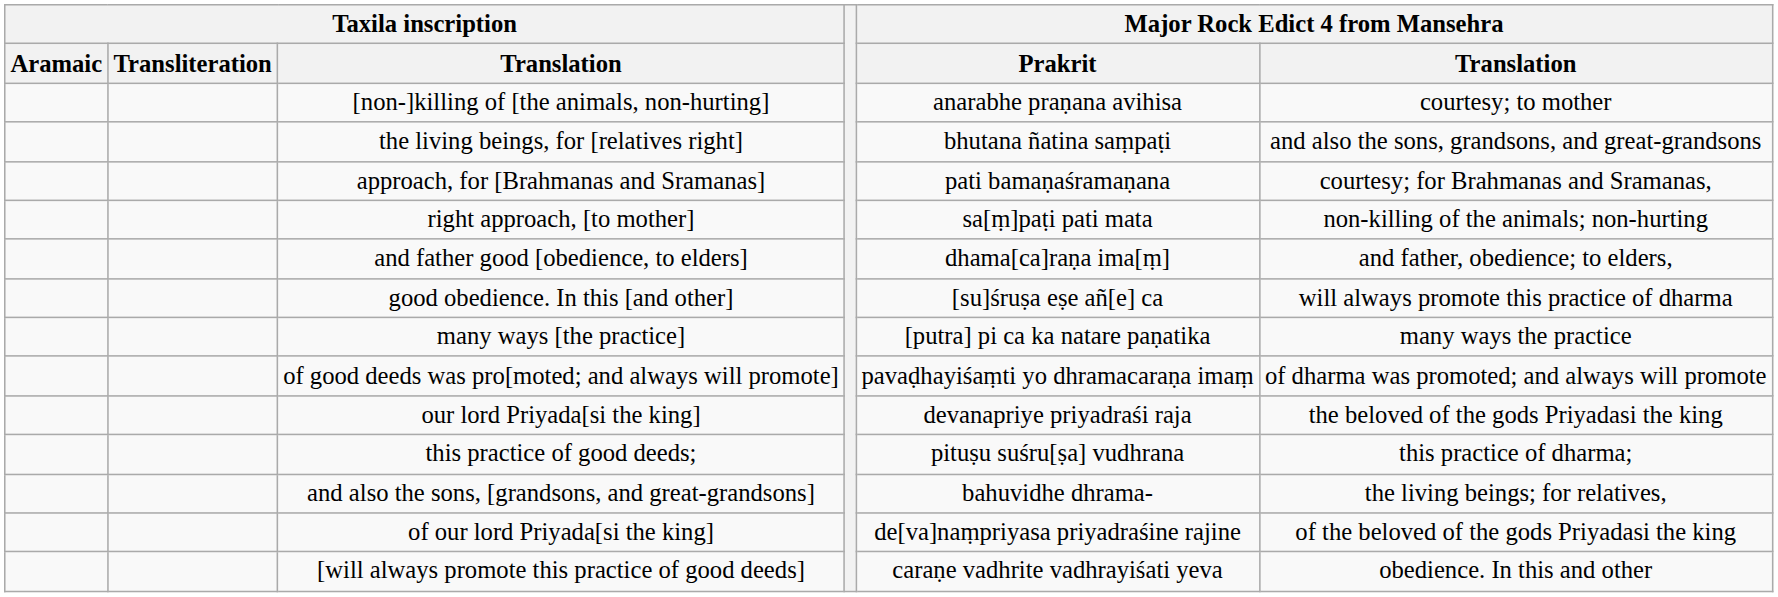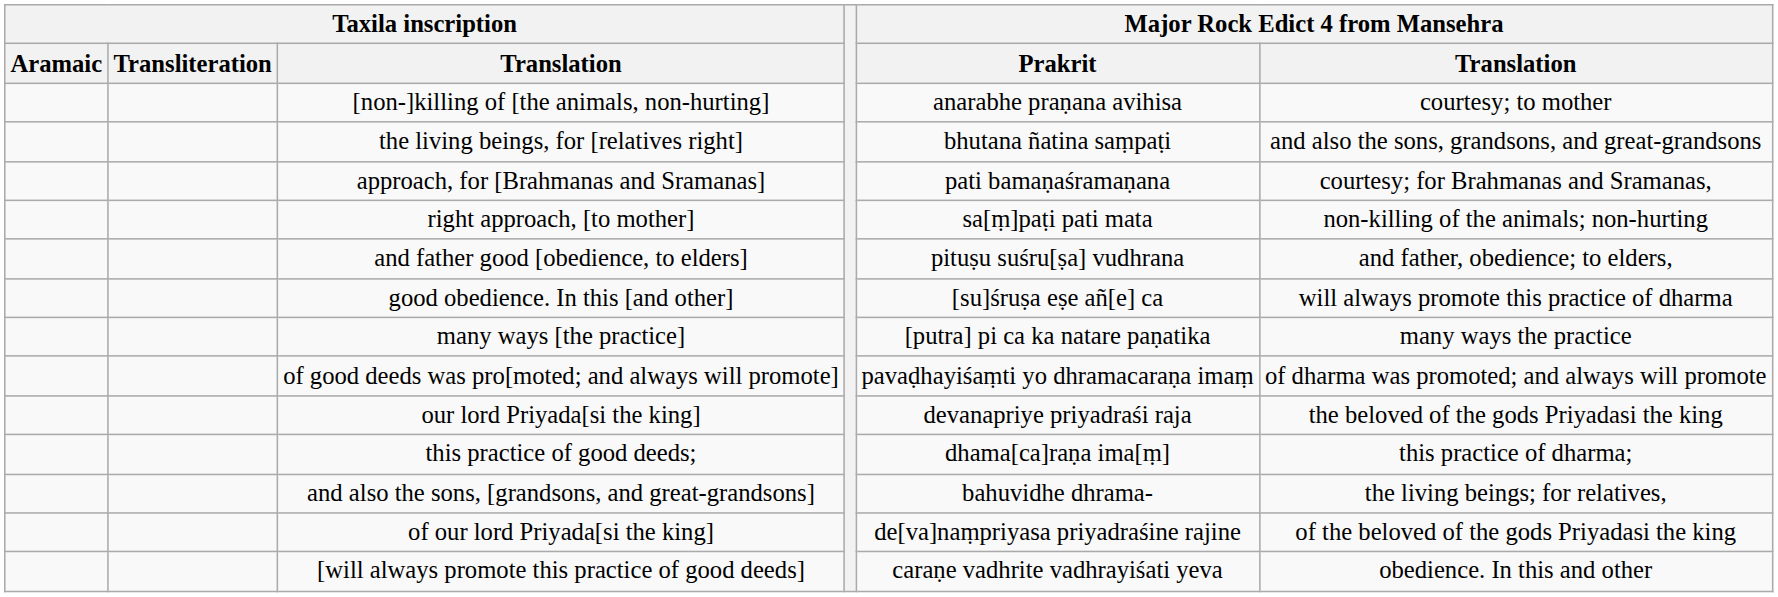(1058, 258) dhama[ca]raṇa ima[ṃ] -> (1058, 258) pituṣu suśru[ṣa] vudhrana
(1058, 453) pituṣu suśru[ṣa] vudhrana -> (1058, 453) dhama[ca]raṇa ima[ṃ]
